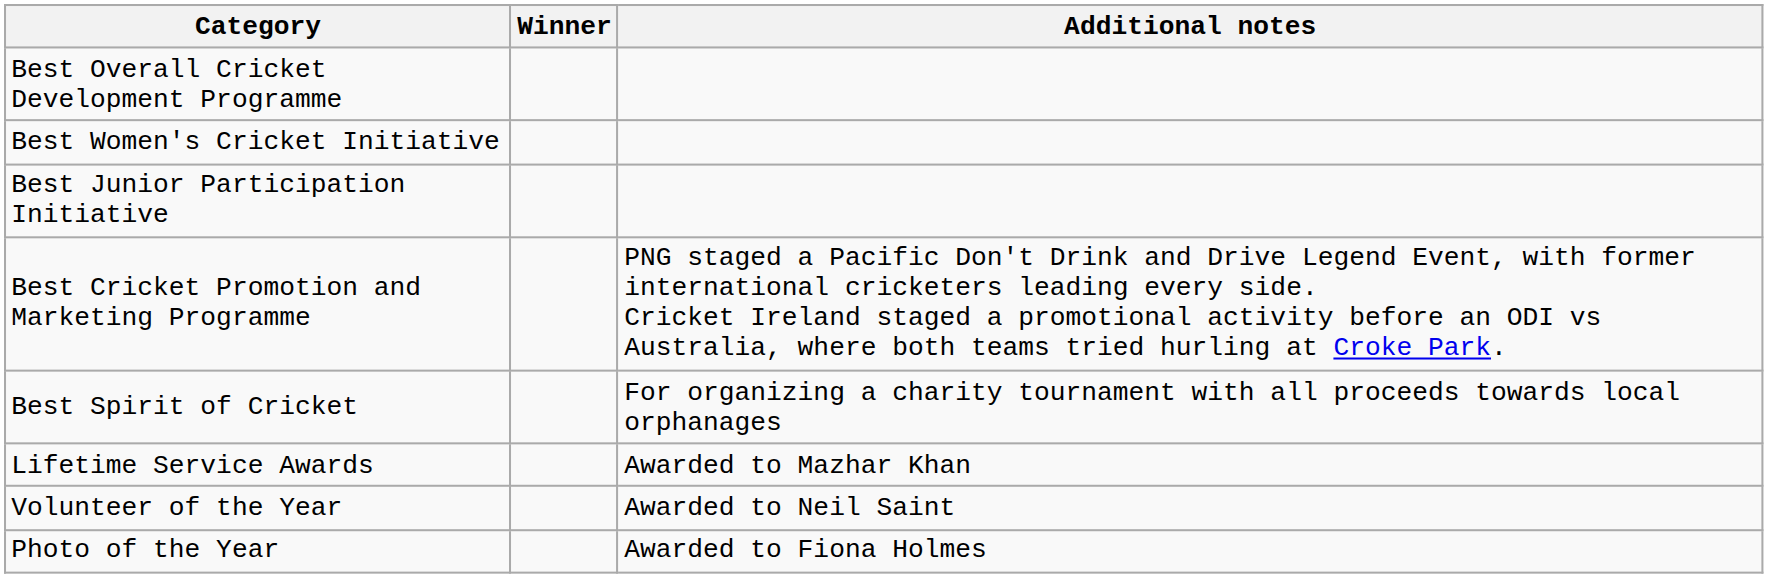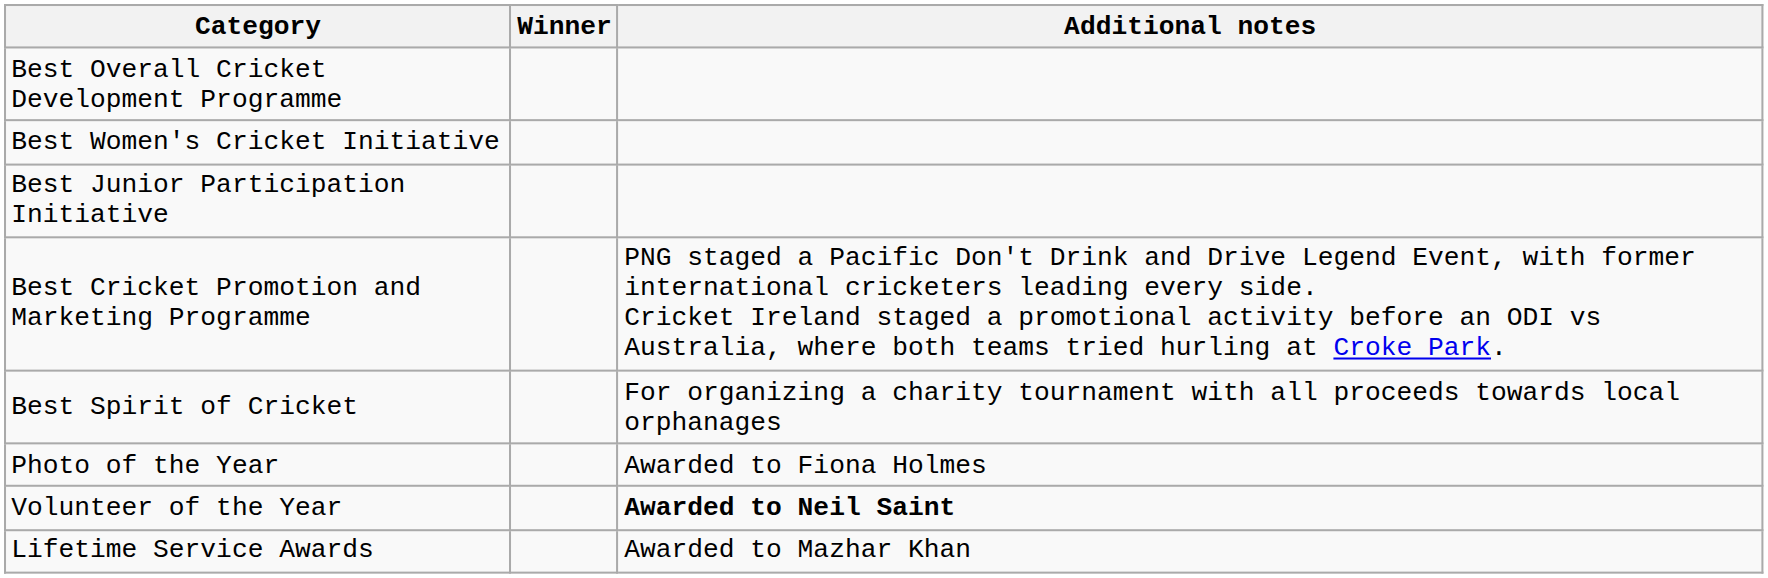rows swapped: (145, 551) <-> (192, 465)
(790, 508) normal -> (790, 508) bold
